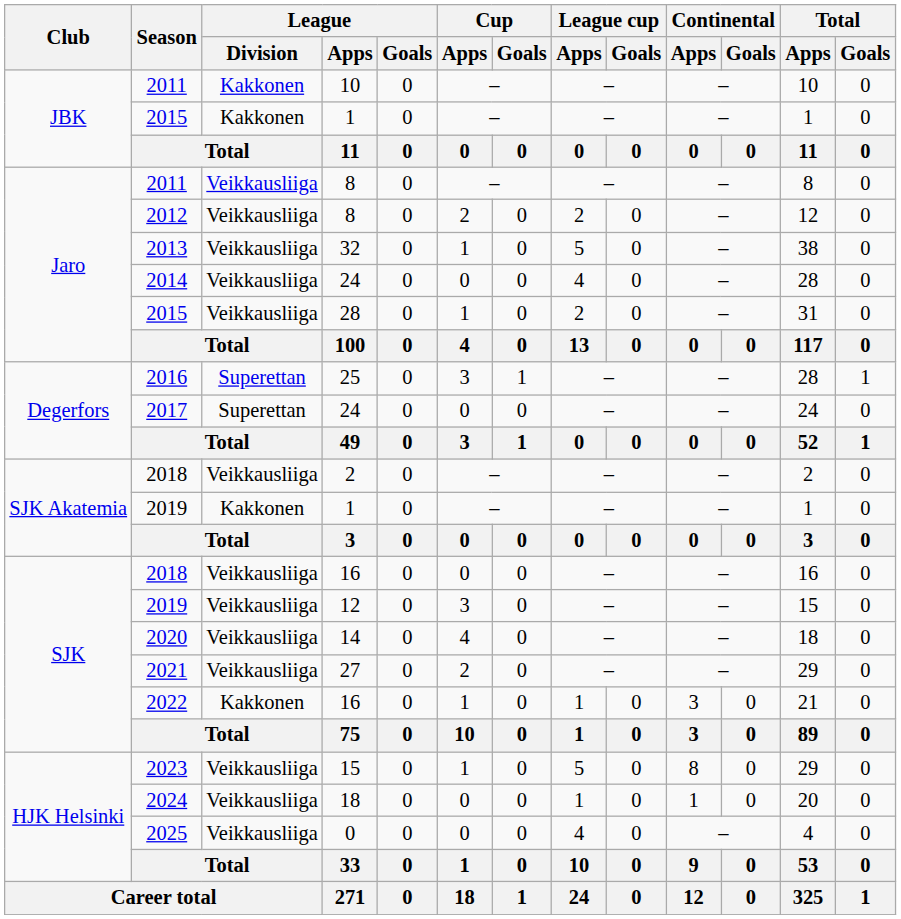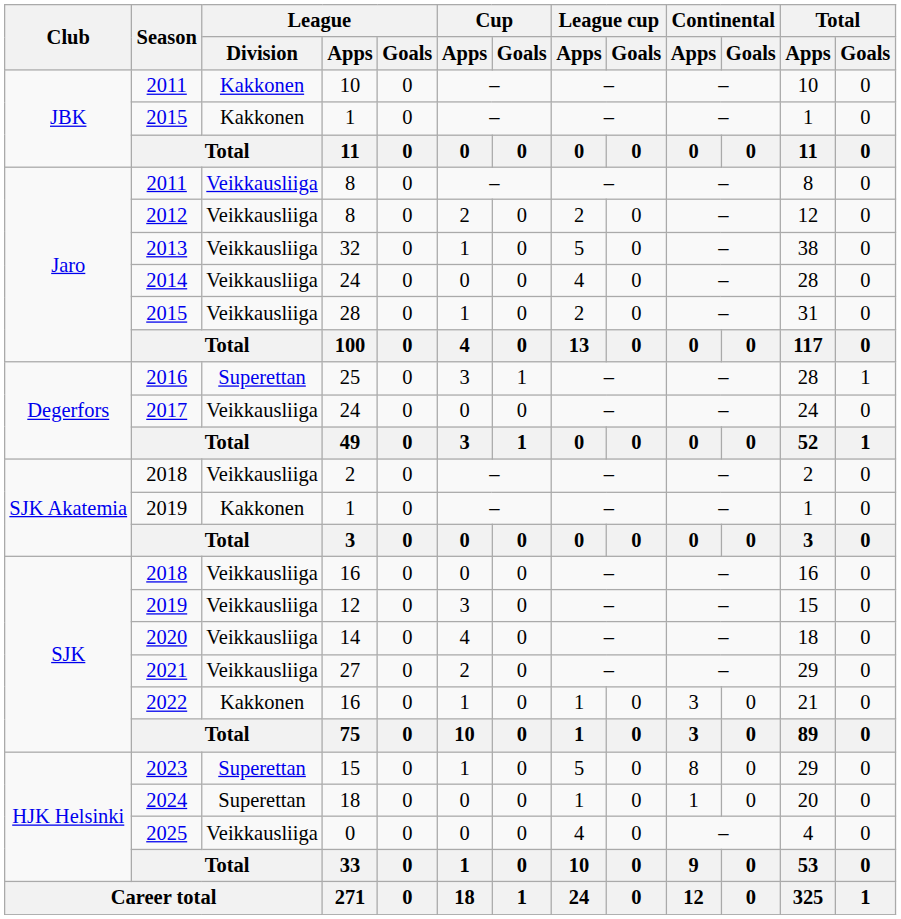(262, 410) Superettan -> (262, 410) Veikkausliiga
(262, 767) Veikkausliiga -> (262, 767) Superettan
(262, 800) Veikkausliiga -> (262, 800) Superettan
